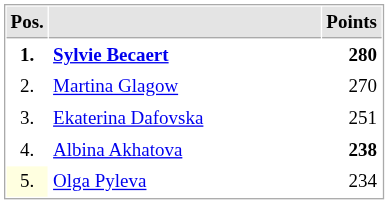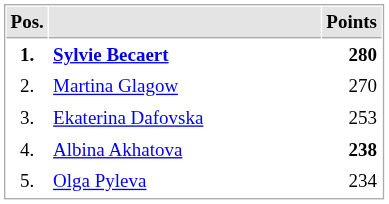(363, 118) 251 -> (363, 118) 253
(27, 181) lightyellow background -> (27, 181) no background
